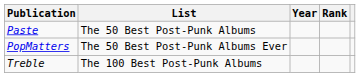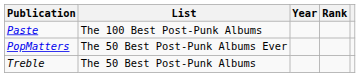(168, 30) The 50 Best Post-Punk Albums -> (171, 30) The 100 Best Post-Punk Albums
(171, 64) The 100 Best Post-Punk Albums -> (168, 64) The 50 Best Post-Punk Albums
